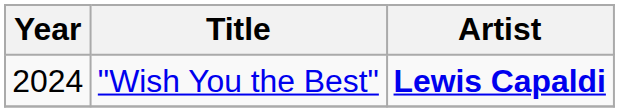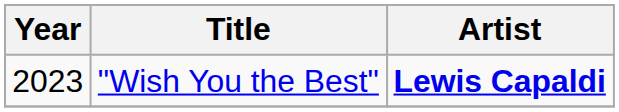(48, 80) 2024 -> (48, 80) 2023
